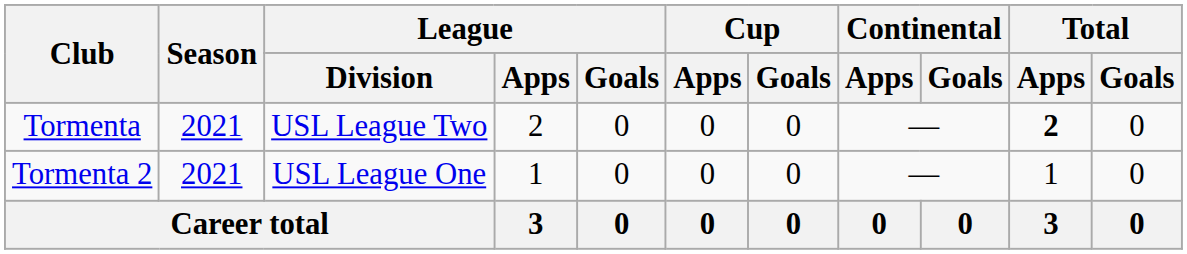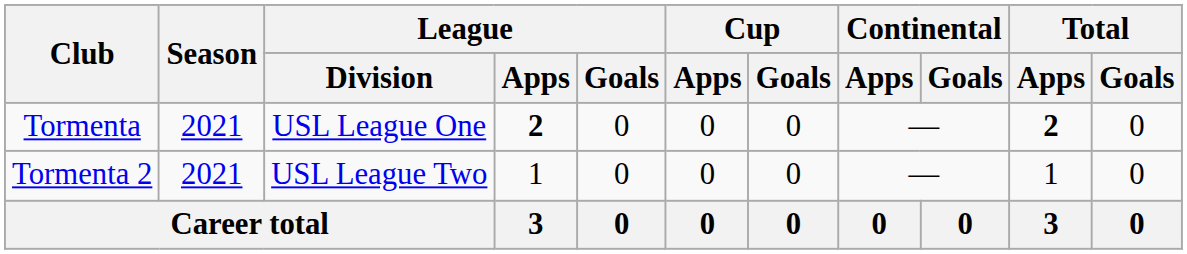(379, 126) USL League Two -> (379, 126) USL League One
(536, 126) normal -> (536, 126) bold
(379, 175) USL League One -> (379, 175) USL League Two
